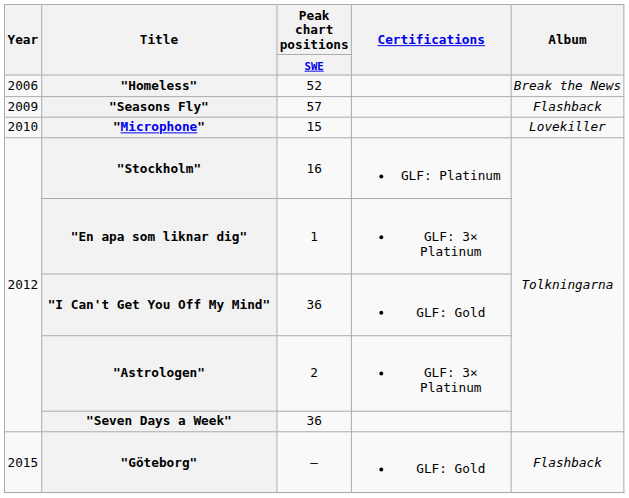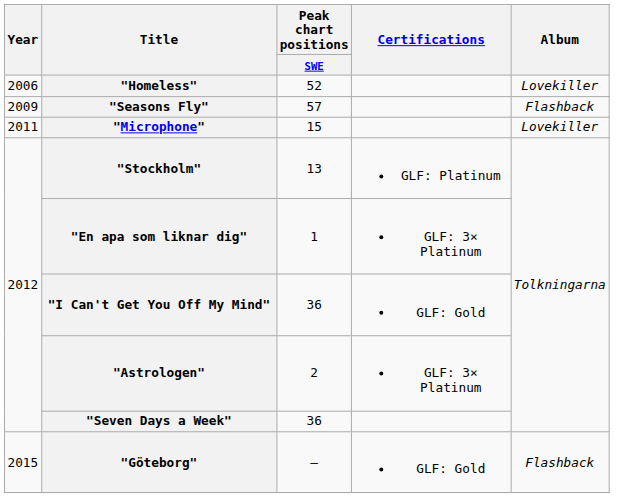(567, 86) Break the News -> (560, 86) Lovekiller
(23, 127) 2010 -> (23, 127) 2011
(314, 168) 16 -> (314, 168) 13
